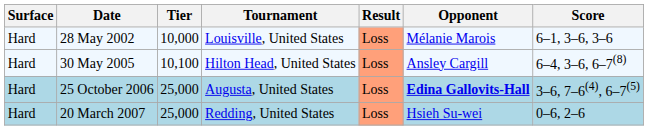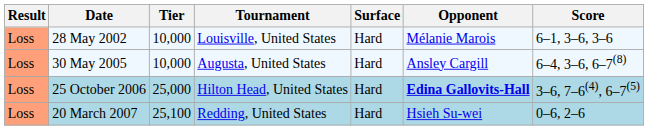columns swapped: (381, 15) <-> (31, 15)
(179, 62) 10,100 -> (172, 62) 10,000
(280, 62) Hilton Head, United States -> (262, 62) Augusta, United States
(269, 88) Augusta, United States -> (273, 88) Hilton Head, United States
(179, 113) 25,000 -> (172, 113) 25,100
